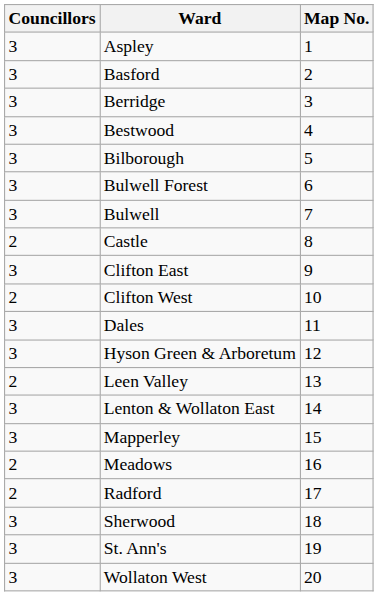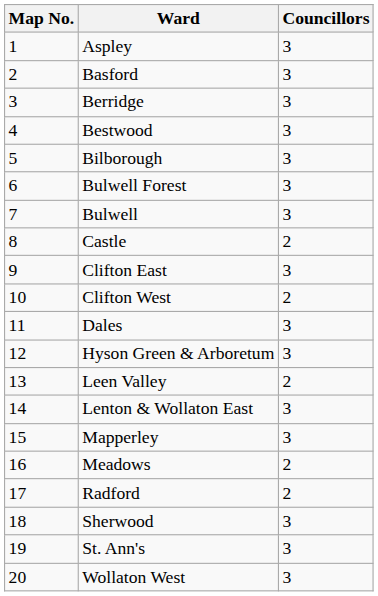columns swapped: (337, 18) <-> (52, 18)
